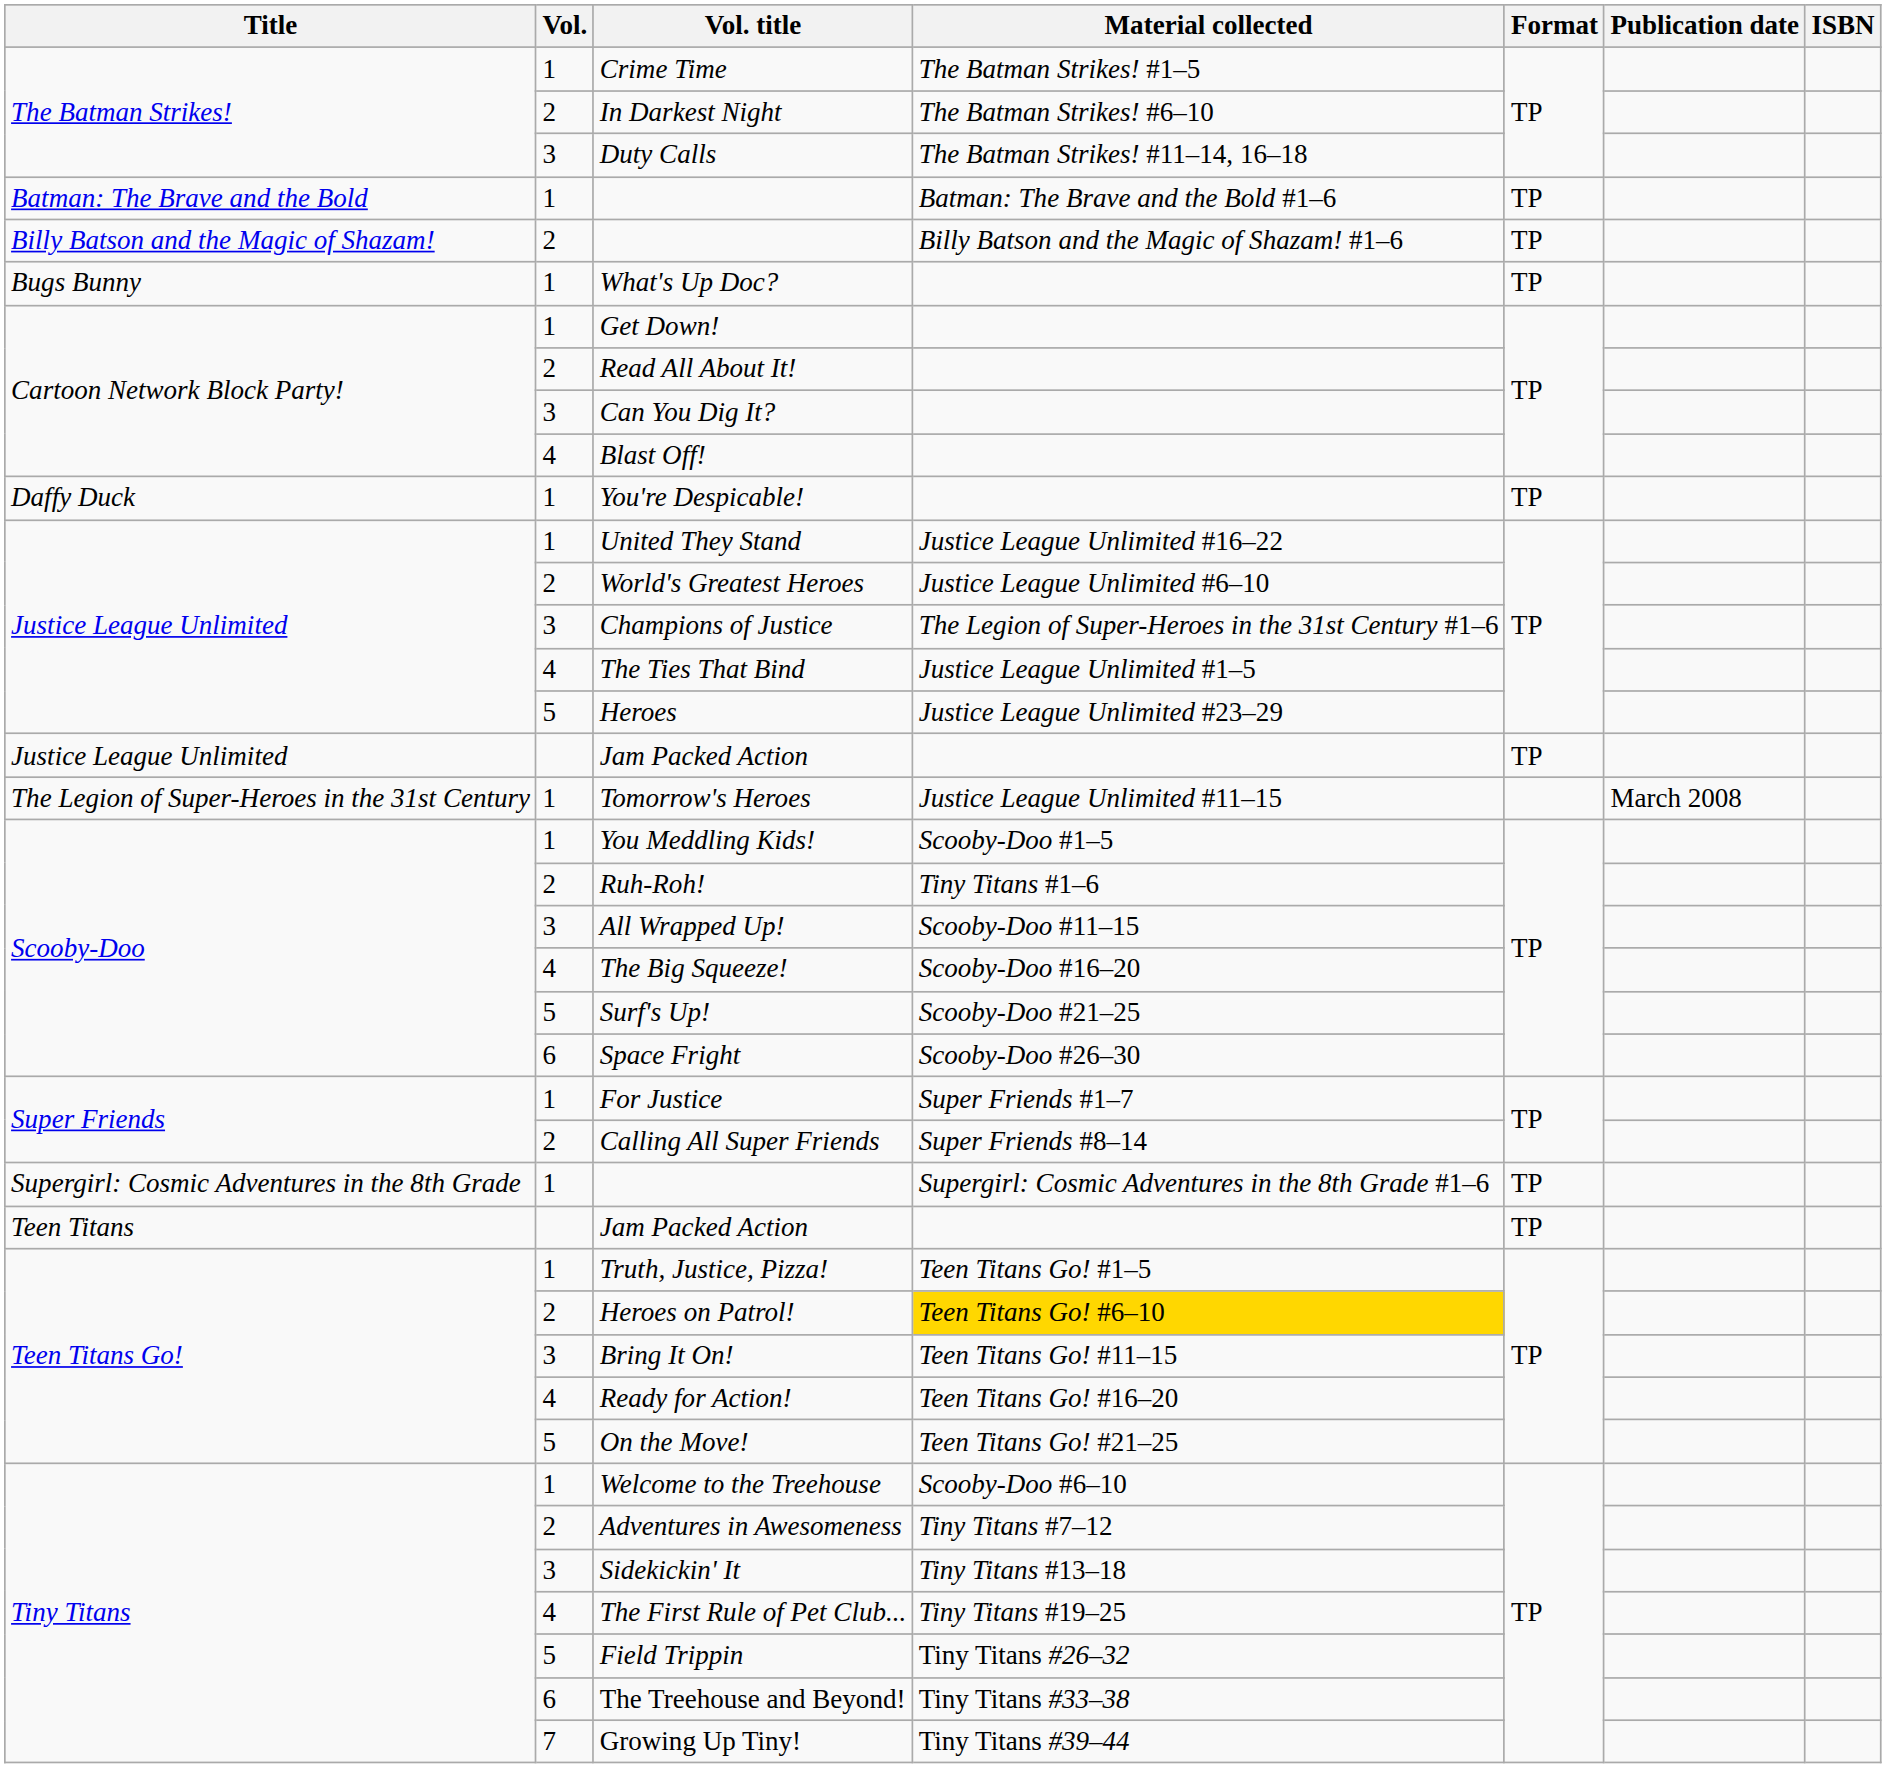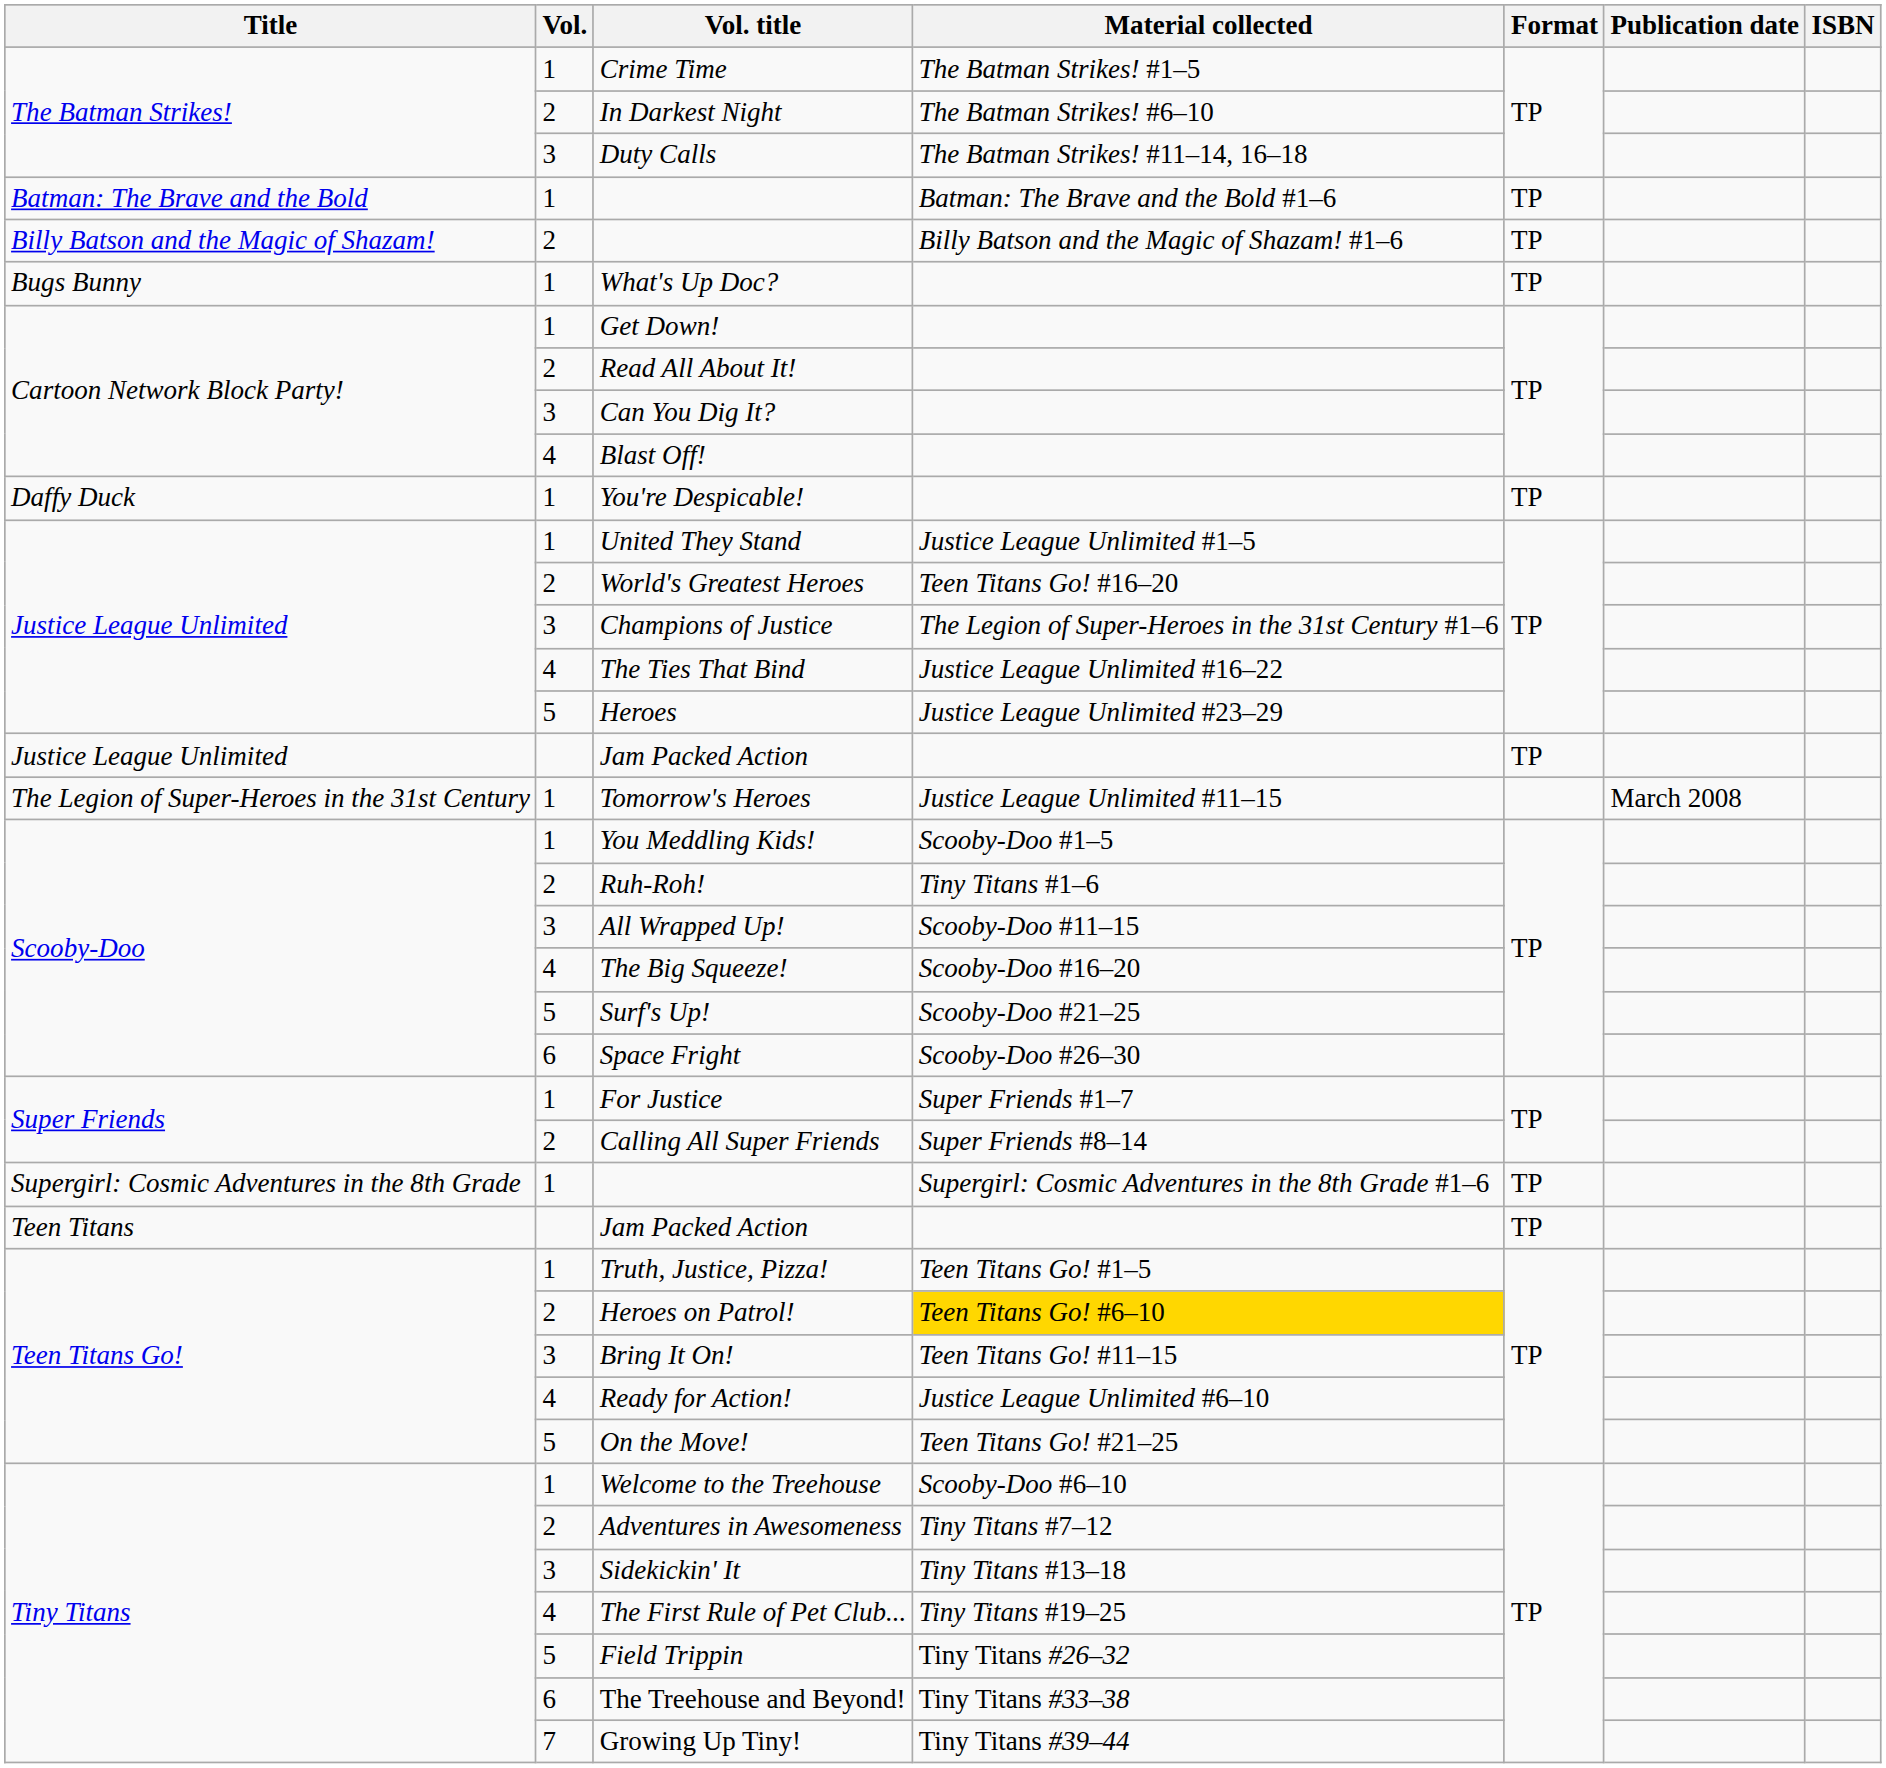(1101, 540) Justice League Unlimited #16–22 -> (1087, 540) Justice League Unlimited #1–5
(1094, 583) Justice League Unlimited #6–10 -> (1049, 583) Teen Titans Go! #16–20
(1087, 669) Justice League Unlimited #1–5 -> (1101, 669) Justice League Unlimited #16–22
(1049, 1398) Teen Titans Go! #16–20 -> (1094, 1398) Justice League Unlimited #6–10
